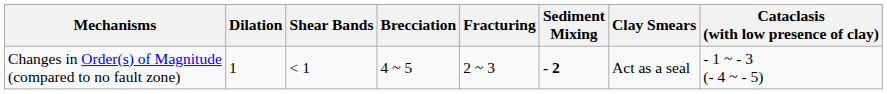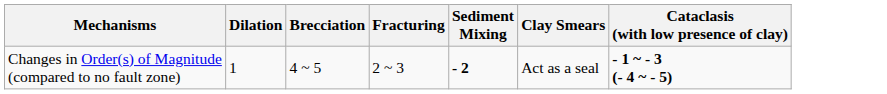- column: (332, 25)
(733, 67) normal -> (642, 67) bold
